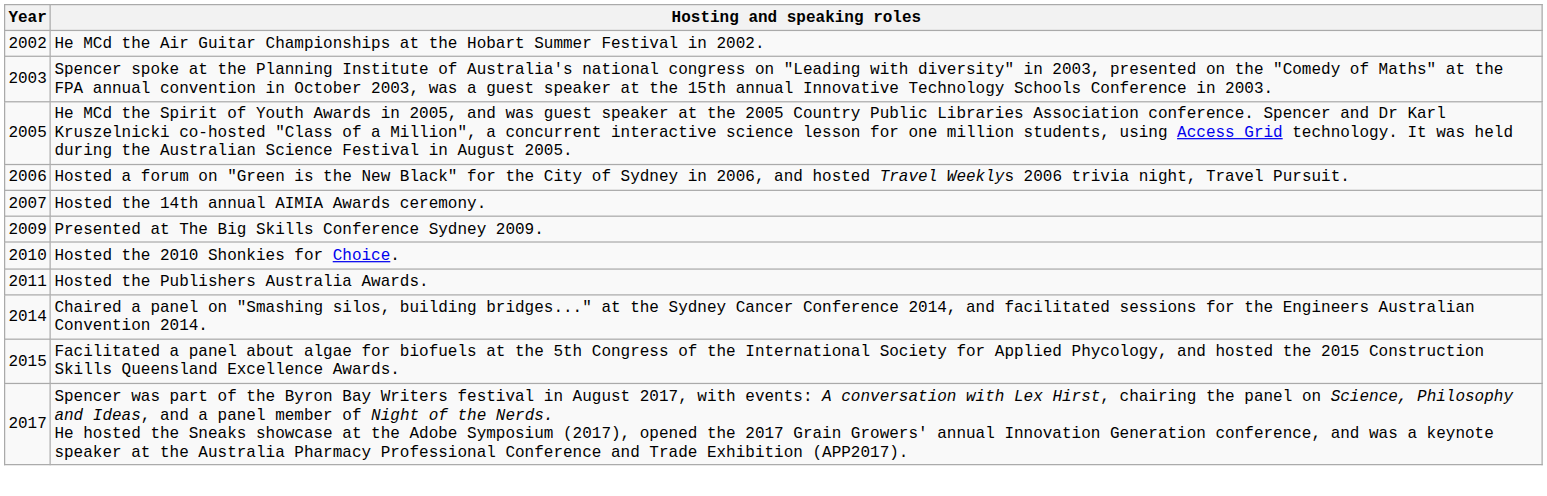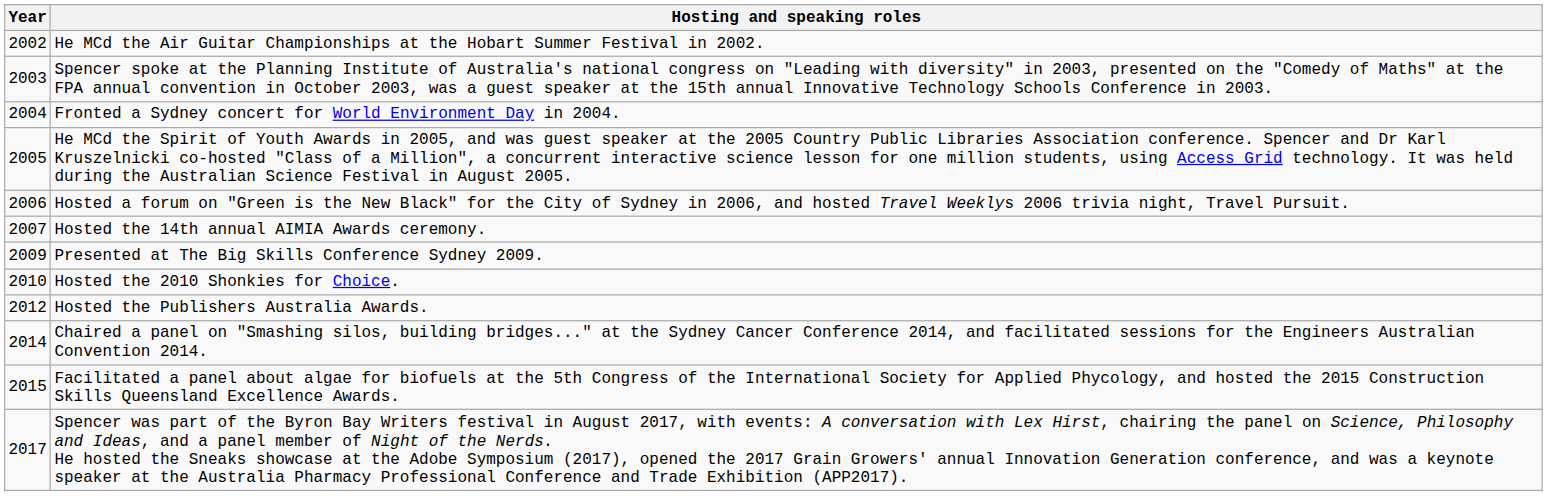+ row: (338, 114)
(28, 281) 2011 -> (28, 308) 2012
